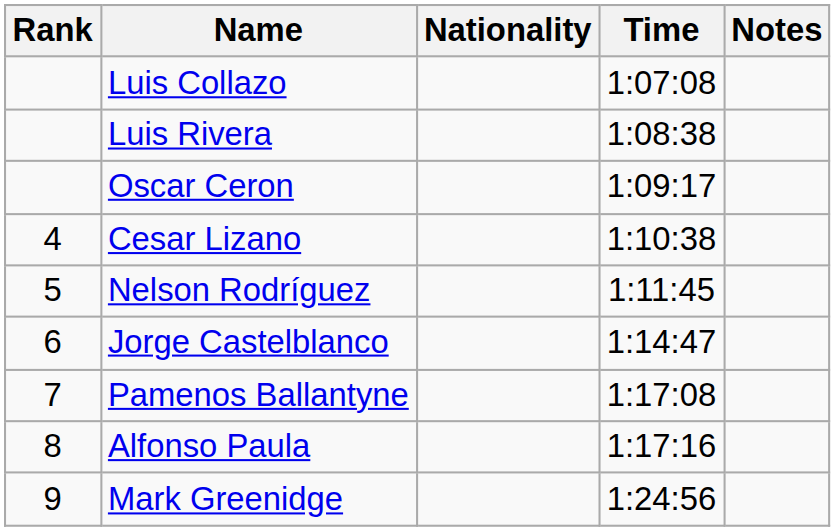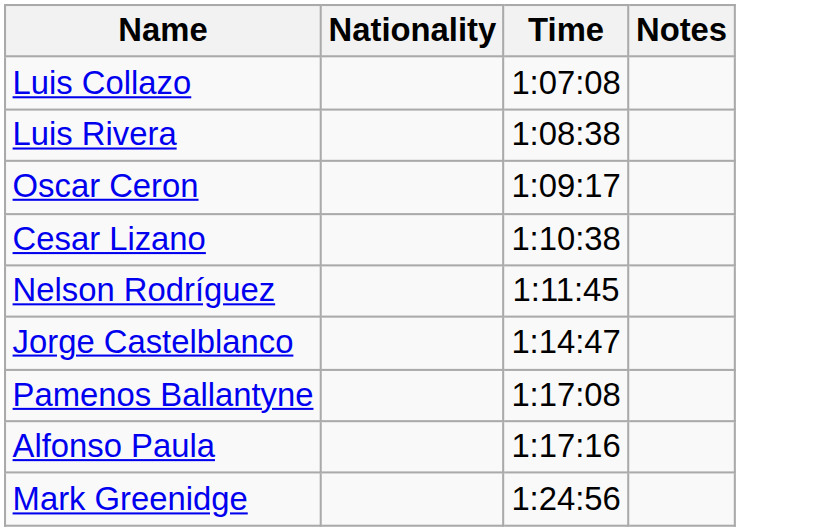- column: (53, 30)
